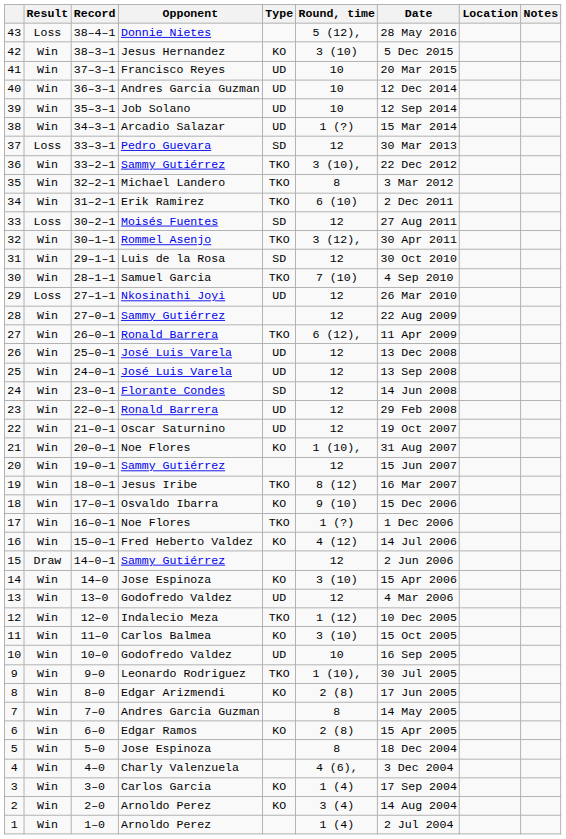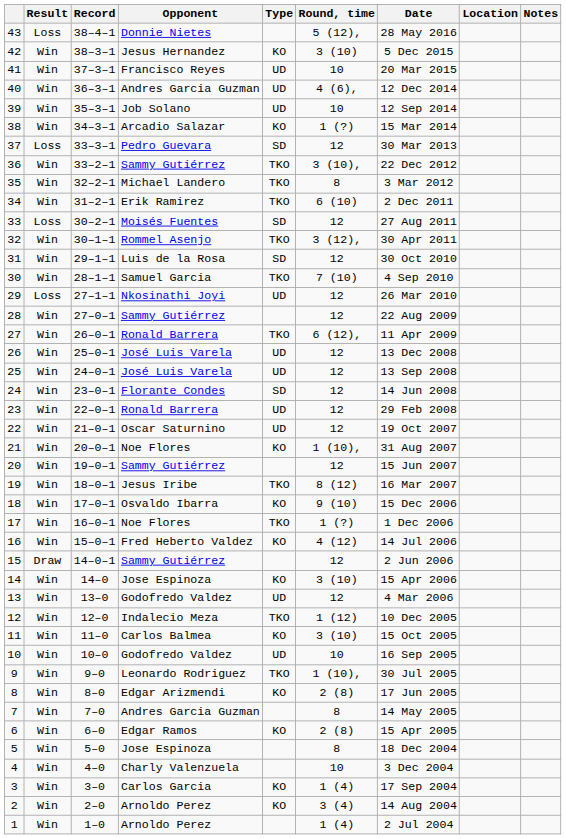(337, 89) 10 -> (337, 89) 4 (6),
(279, 127) UD -> (279, 127) KO
(337, 768) 4 (6), -> (337, 768) 10
